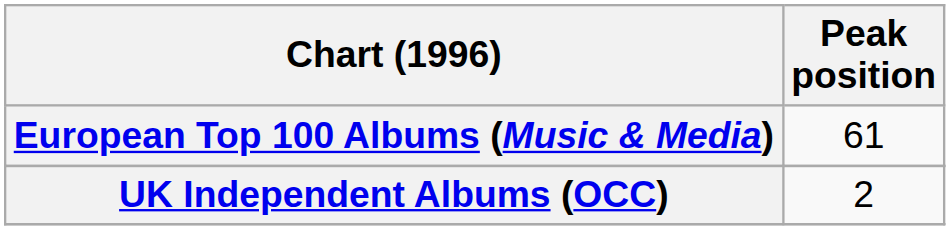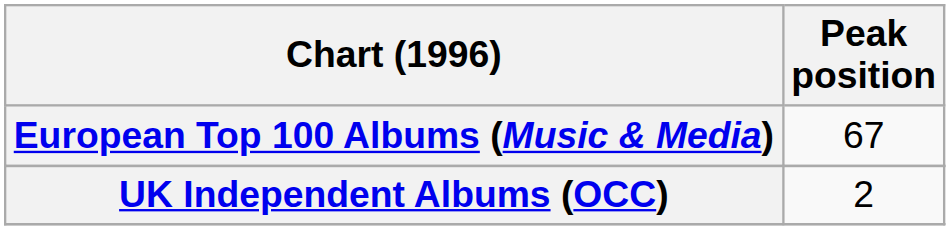(864, 135) 61 -> (864, 135) 67
